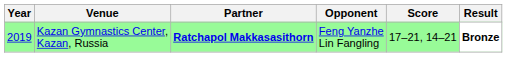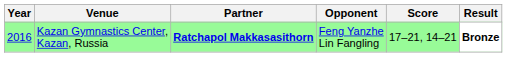(19, 37) 2019 -> (19, 37) 2016
